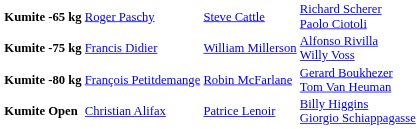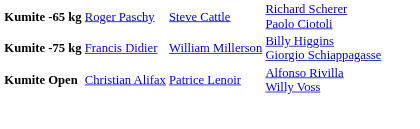(339, 48) Alfonso Rivilla Willy Voss -> (323, 48) Billy Higgins Giorgio Schiappagasse
- row: (43, 79)
(358, 111) Billy Higgins Giorgio Schiappagasse -> (305, 79) Alfonso Rivilla Willy Voss
